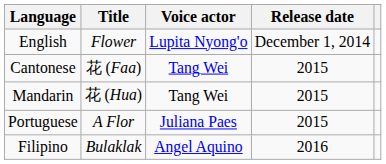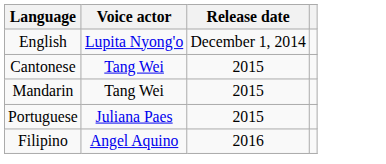- column: (114, 16)
